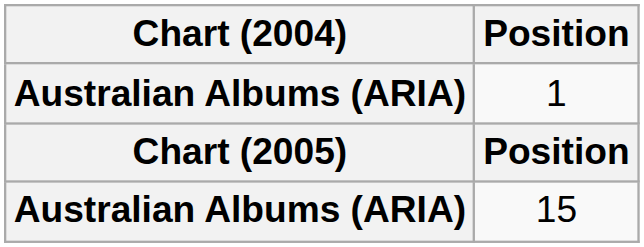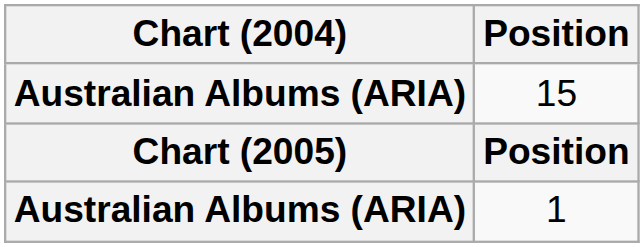rows swapped: (556, 210) <-> (556, 92)
